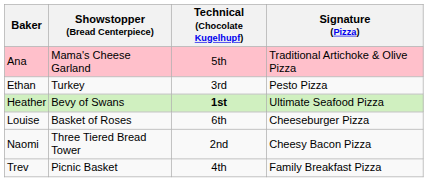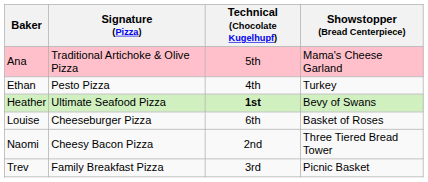columns swapped: (345, 25) <-> (110, 25)
(219, 85) 3rd -> (253, 85) 4th
(219, 167) 4th -> (253, 167) 3rd
